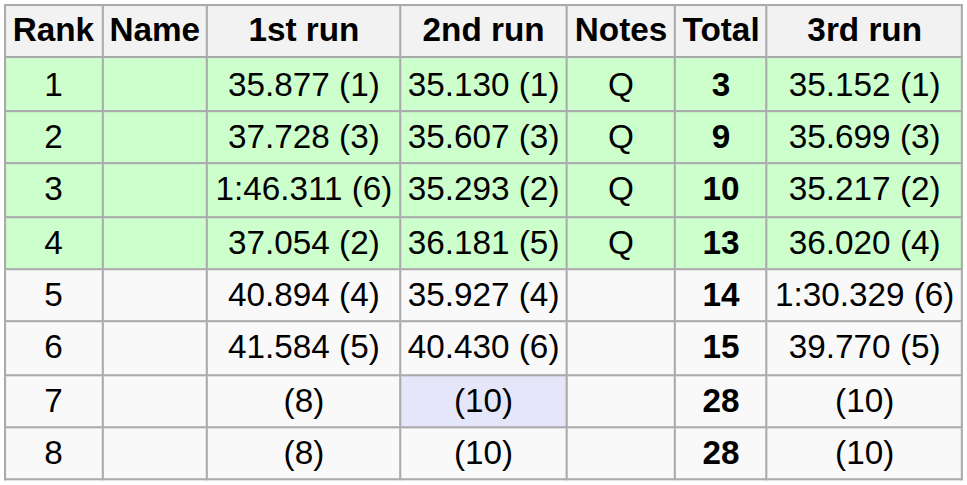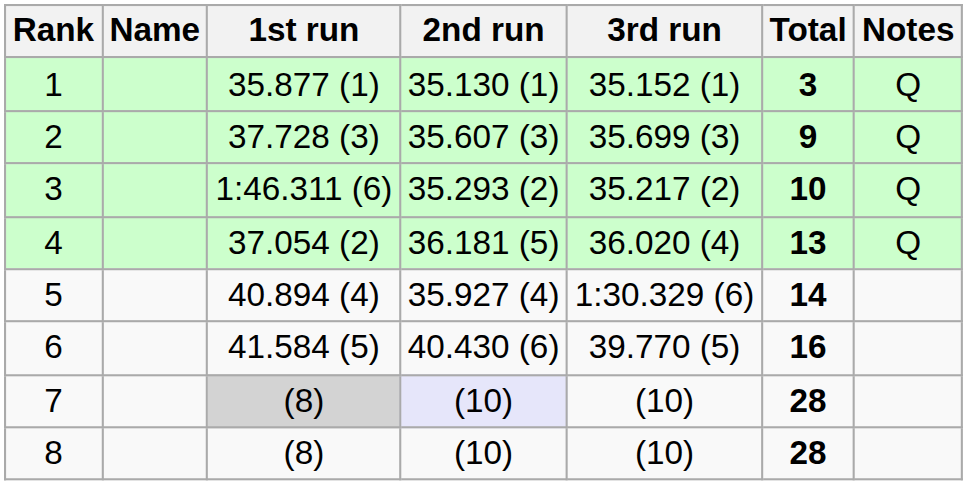columns swapped: (865, 30) <-> (621, 30)
(721, 347) 15 -> (808, 347) 16
(304, 400) no background -> (304, 400) lightgrey background
